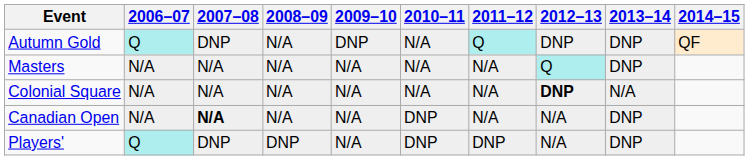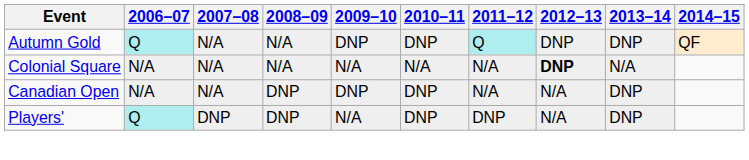(214, 42) DNP -> (210, 42) N/A
(417, 42) N/A -> (421, 42) DNP
- row: (36, 67)
(211, 117) bold -> (210, 92) normal
(279, 117) N/A -> (283, 92) DNP
(348, 117) N/A -> (352, 92) DNP
